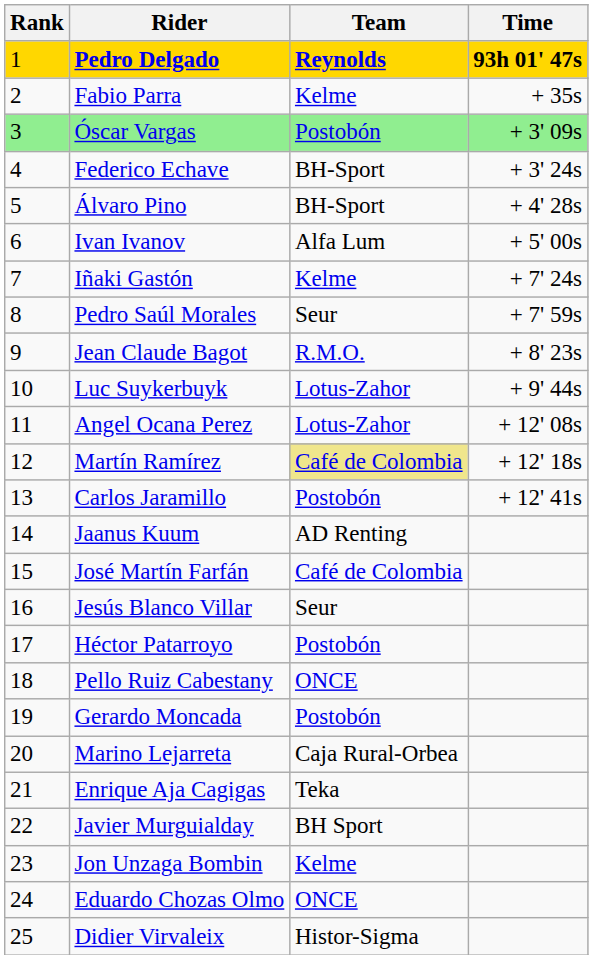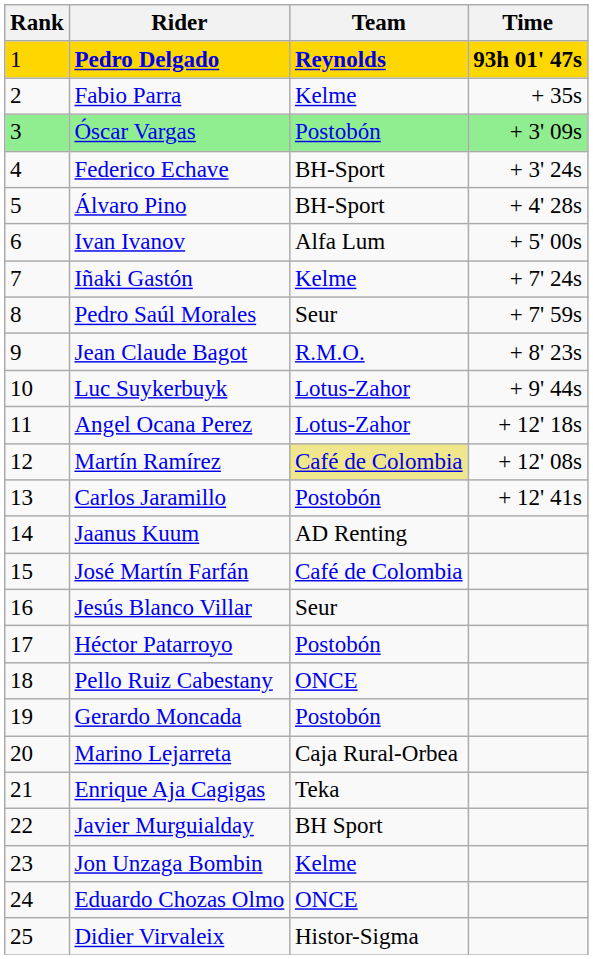(540, 424) + 12' 08s -> (540, 424) + 12' 18s
(540, 461) + 12' 18s -> (540, 461) + 12' 08s
